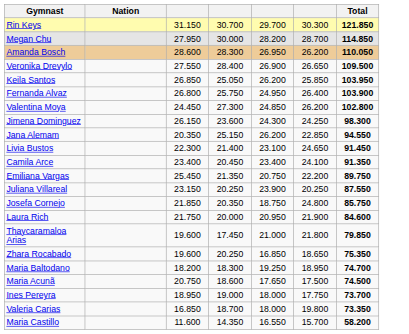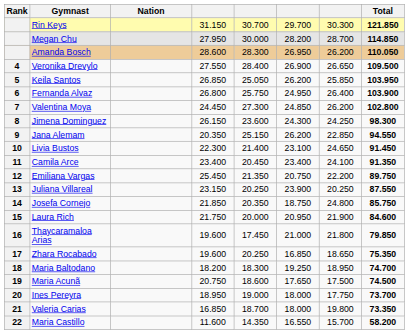+ column: (17, 11)
